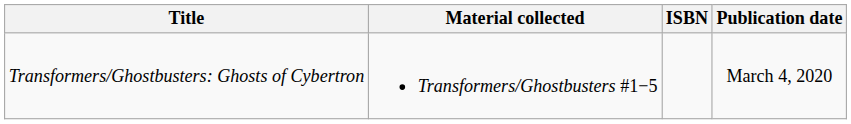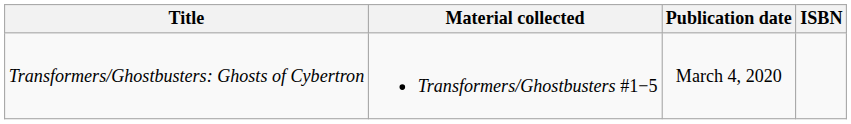columns swapped: (779, 18) <-> (687, 18)
